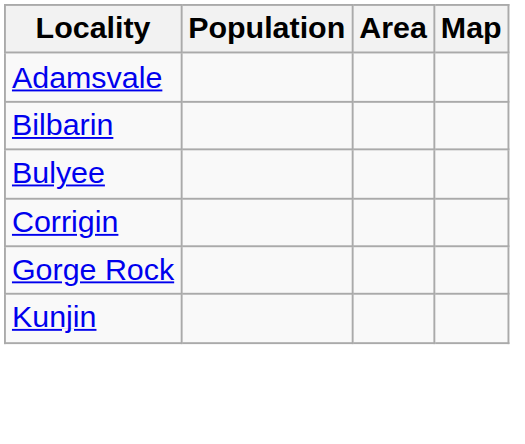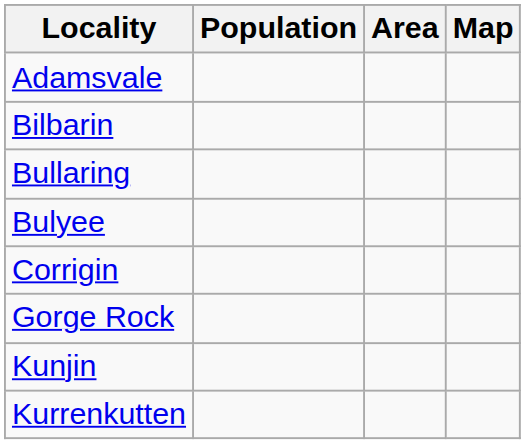+ row: (71, 173)
+ row: (99, 414)
